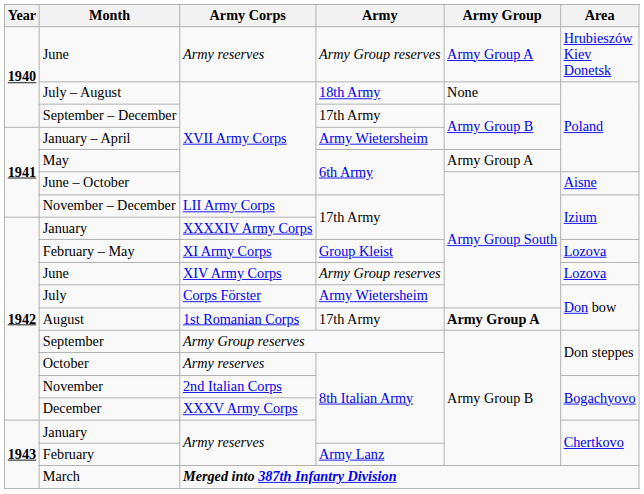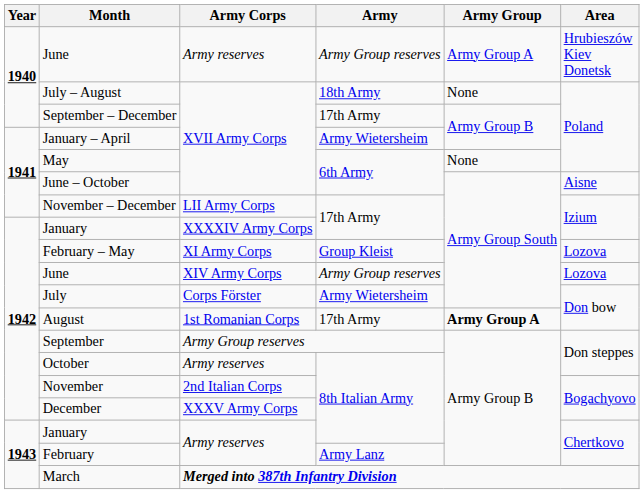(490, 160) Army Group A -> (463, 160) None
